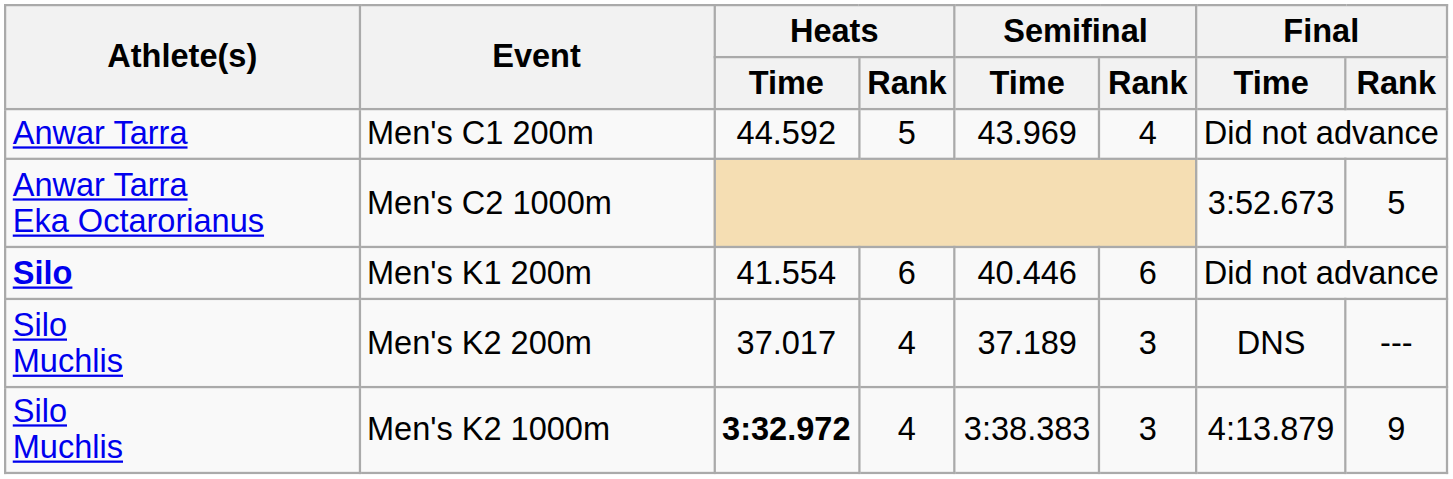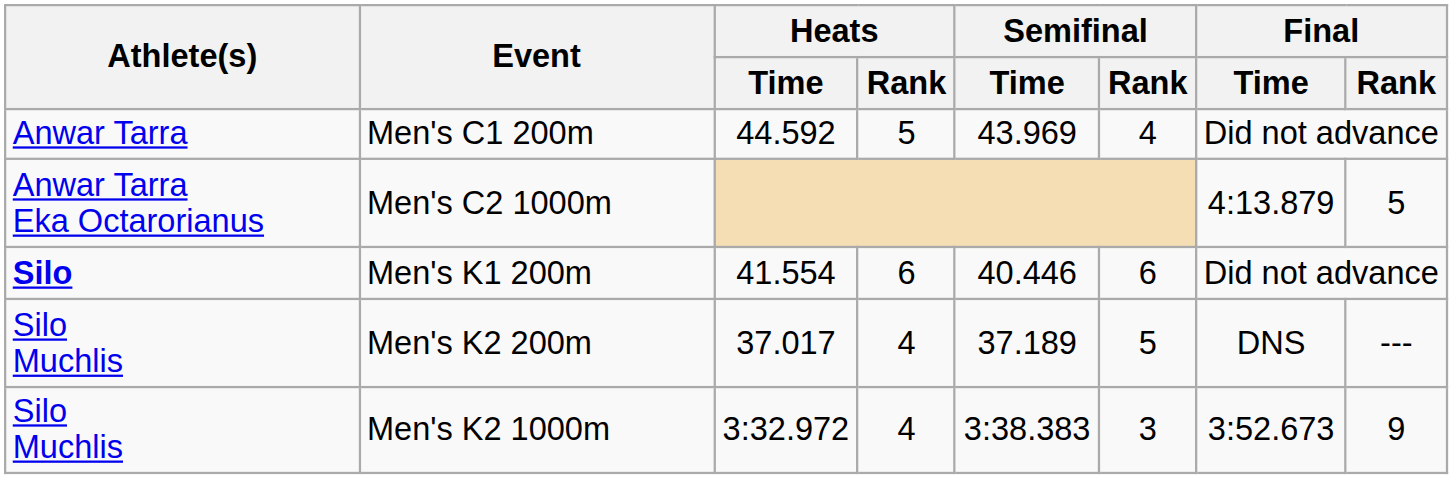(1271, 204) 3:52.673 -> (1271, 204) 4:13.879
(1148, 343) 3 -> (1148, 343) 5
(786, 430) bold -> (786, 430) normal
(1271, 430) 4:13.879 -> (1271, 430) 3:52.673
